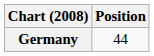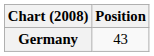(121, 39) 44 -> (121, 39) 43
